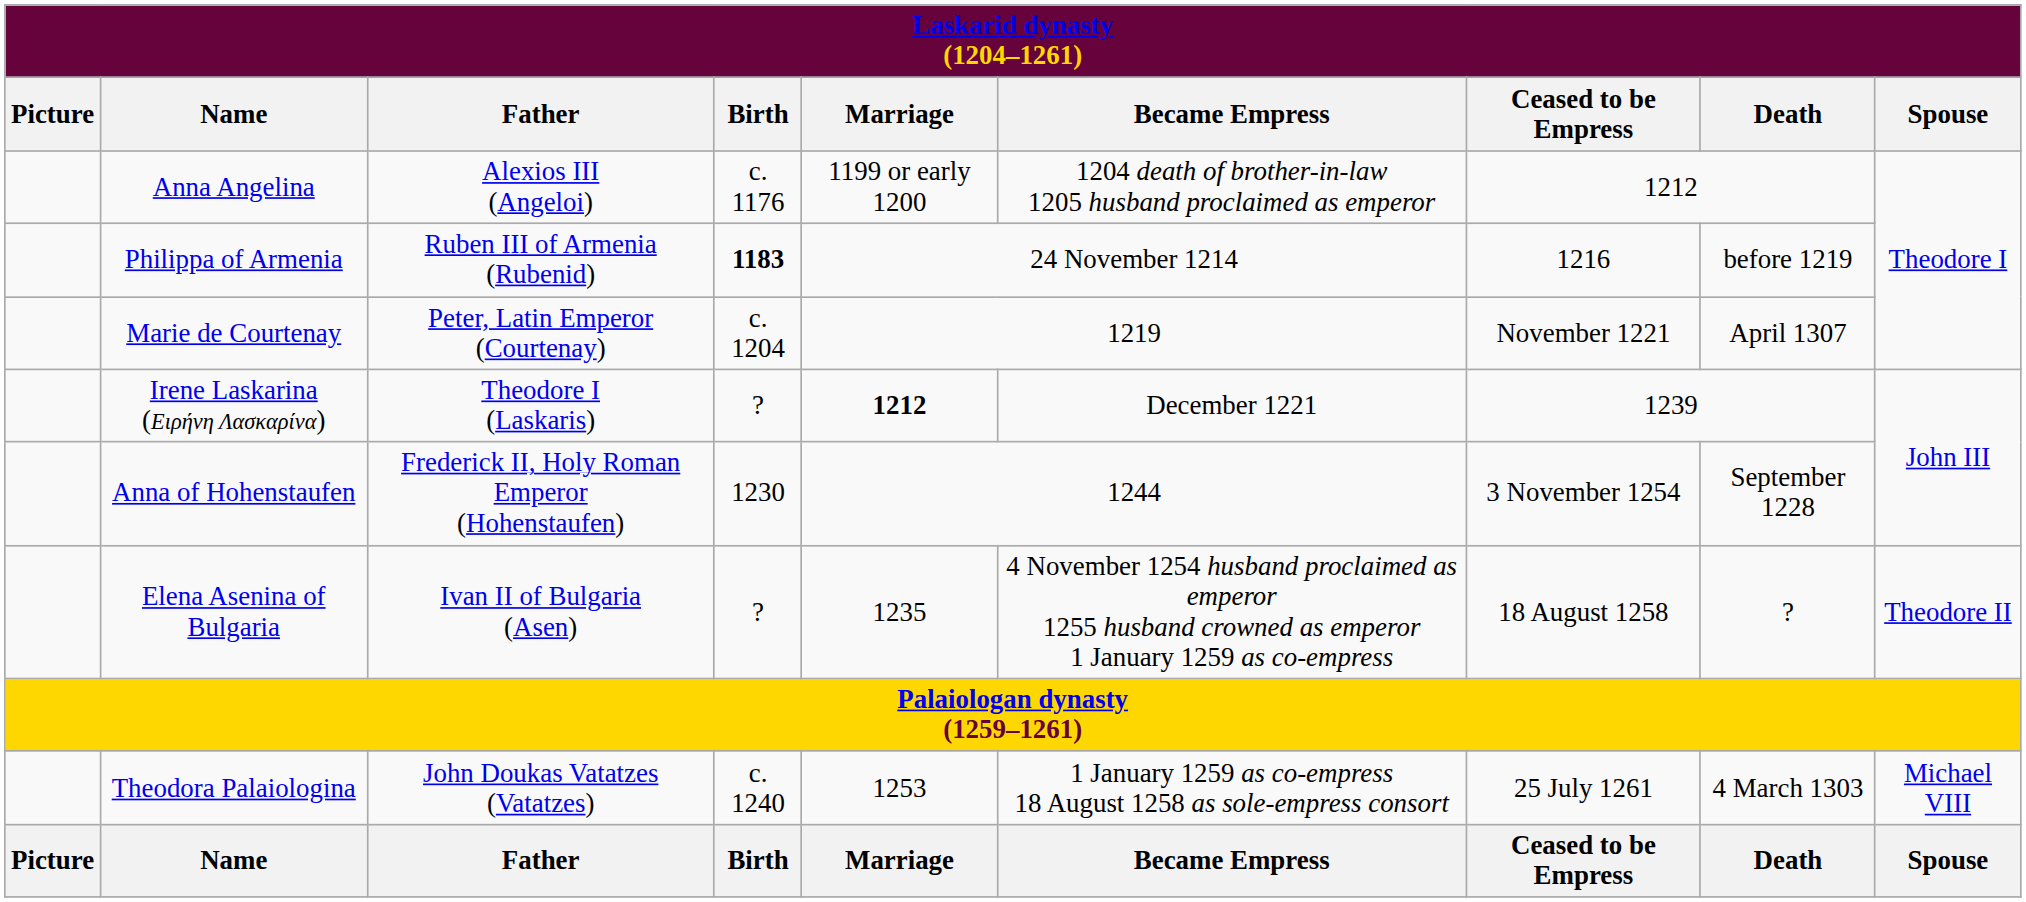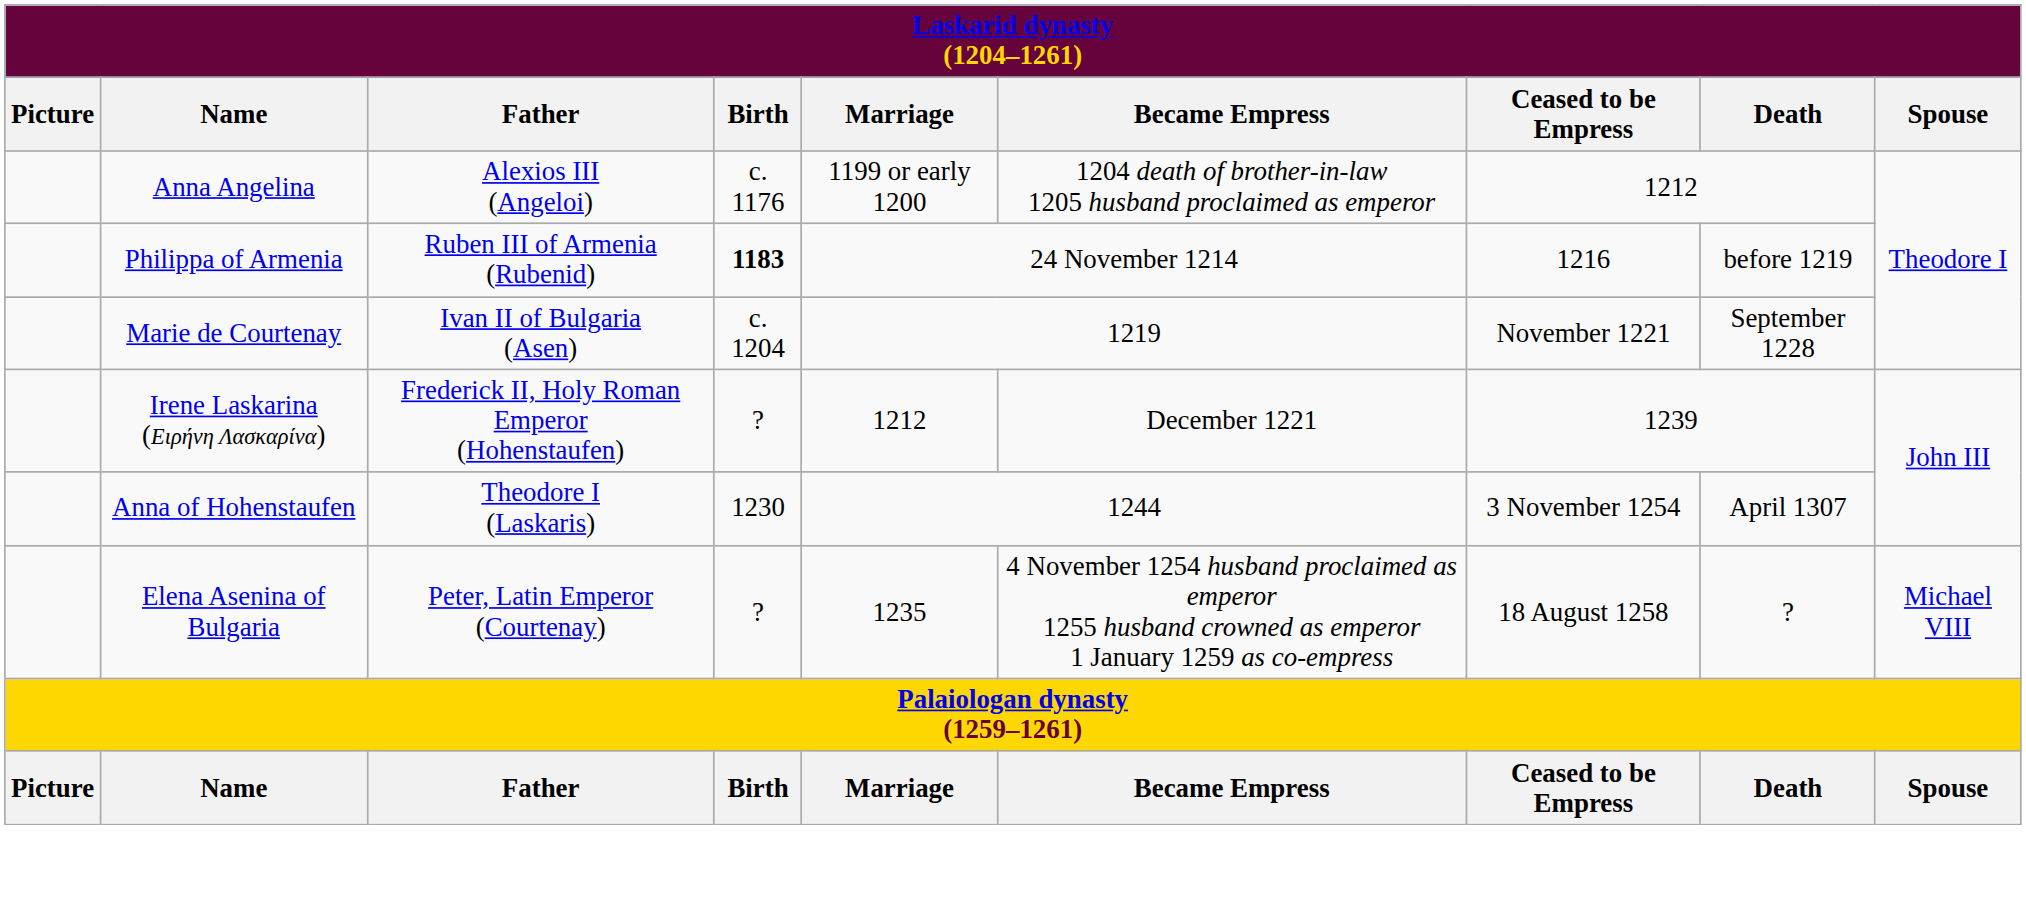(541, 332) Peter, Latin Emperor (Courtenay) -> (541, 332) Ivan II of Bulgaria (Asen)
(1788, 332) April 1307 -> (1788, 332) September 1228
(541, 405) Theodore I (Laskaris) -> (541, 420) Frederick II, Holy Roman Emperor (Hohenstaufen)
(899, 405) bold -> (899, 420) normal
(541, 493) Frederick II, Holy Roman Emperor (Hohenstaufen) -> (541, 508) Theodore I (Laskaris)
(1788, 493) September 1228 -> (1788, 508) April 1307
(541, 611) Ivan II of Bulgaria (Asen) -> (541, 611) Peter, Latin Emperor (Courtenay)
(1948, 611) Theodore II -> (1948, 611) Michael VIII
- row: (234, 787)
